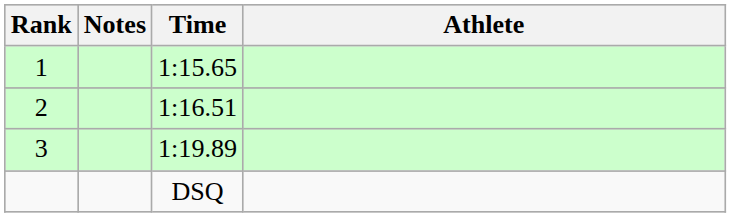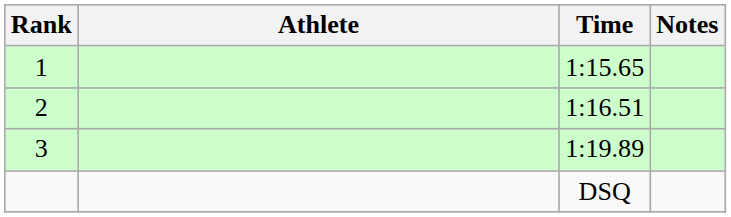columns swapped: (484, 25) <-> (115, 25)
